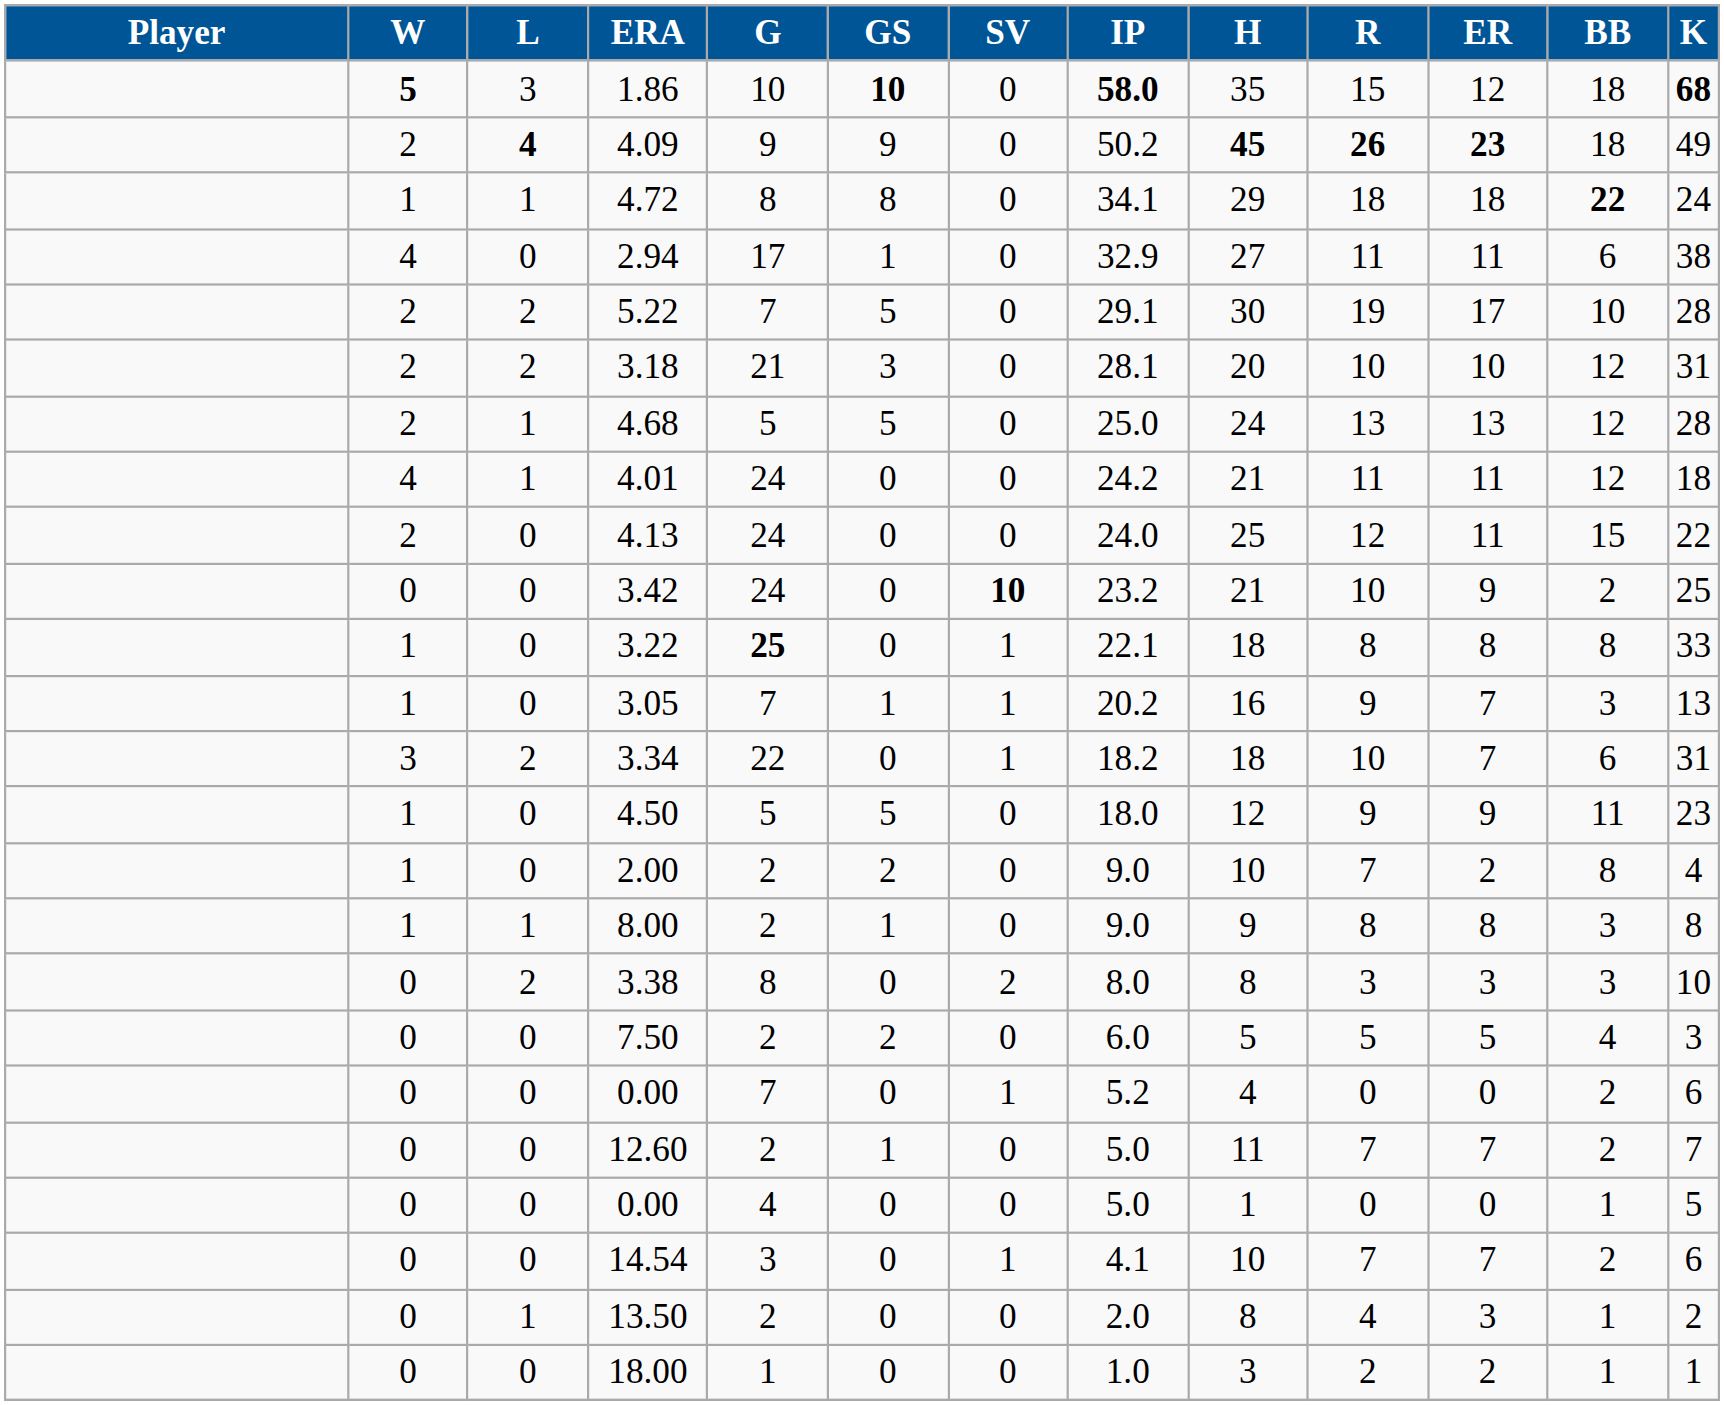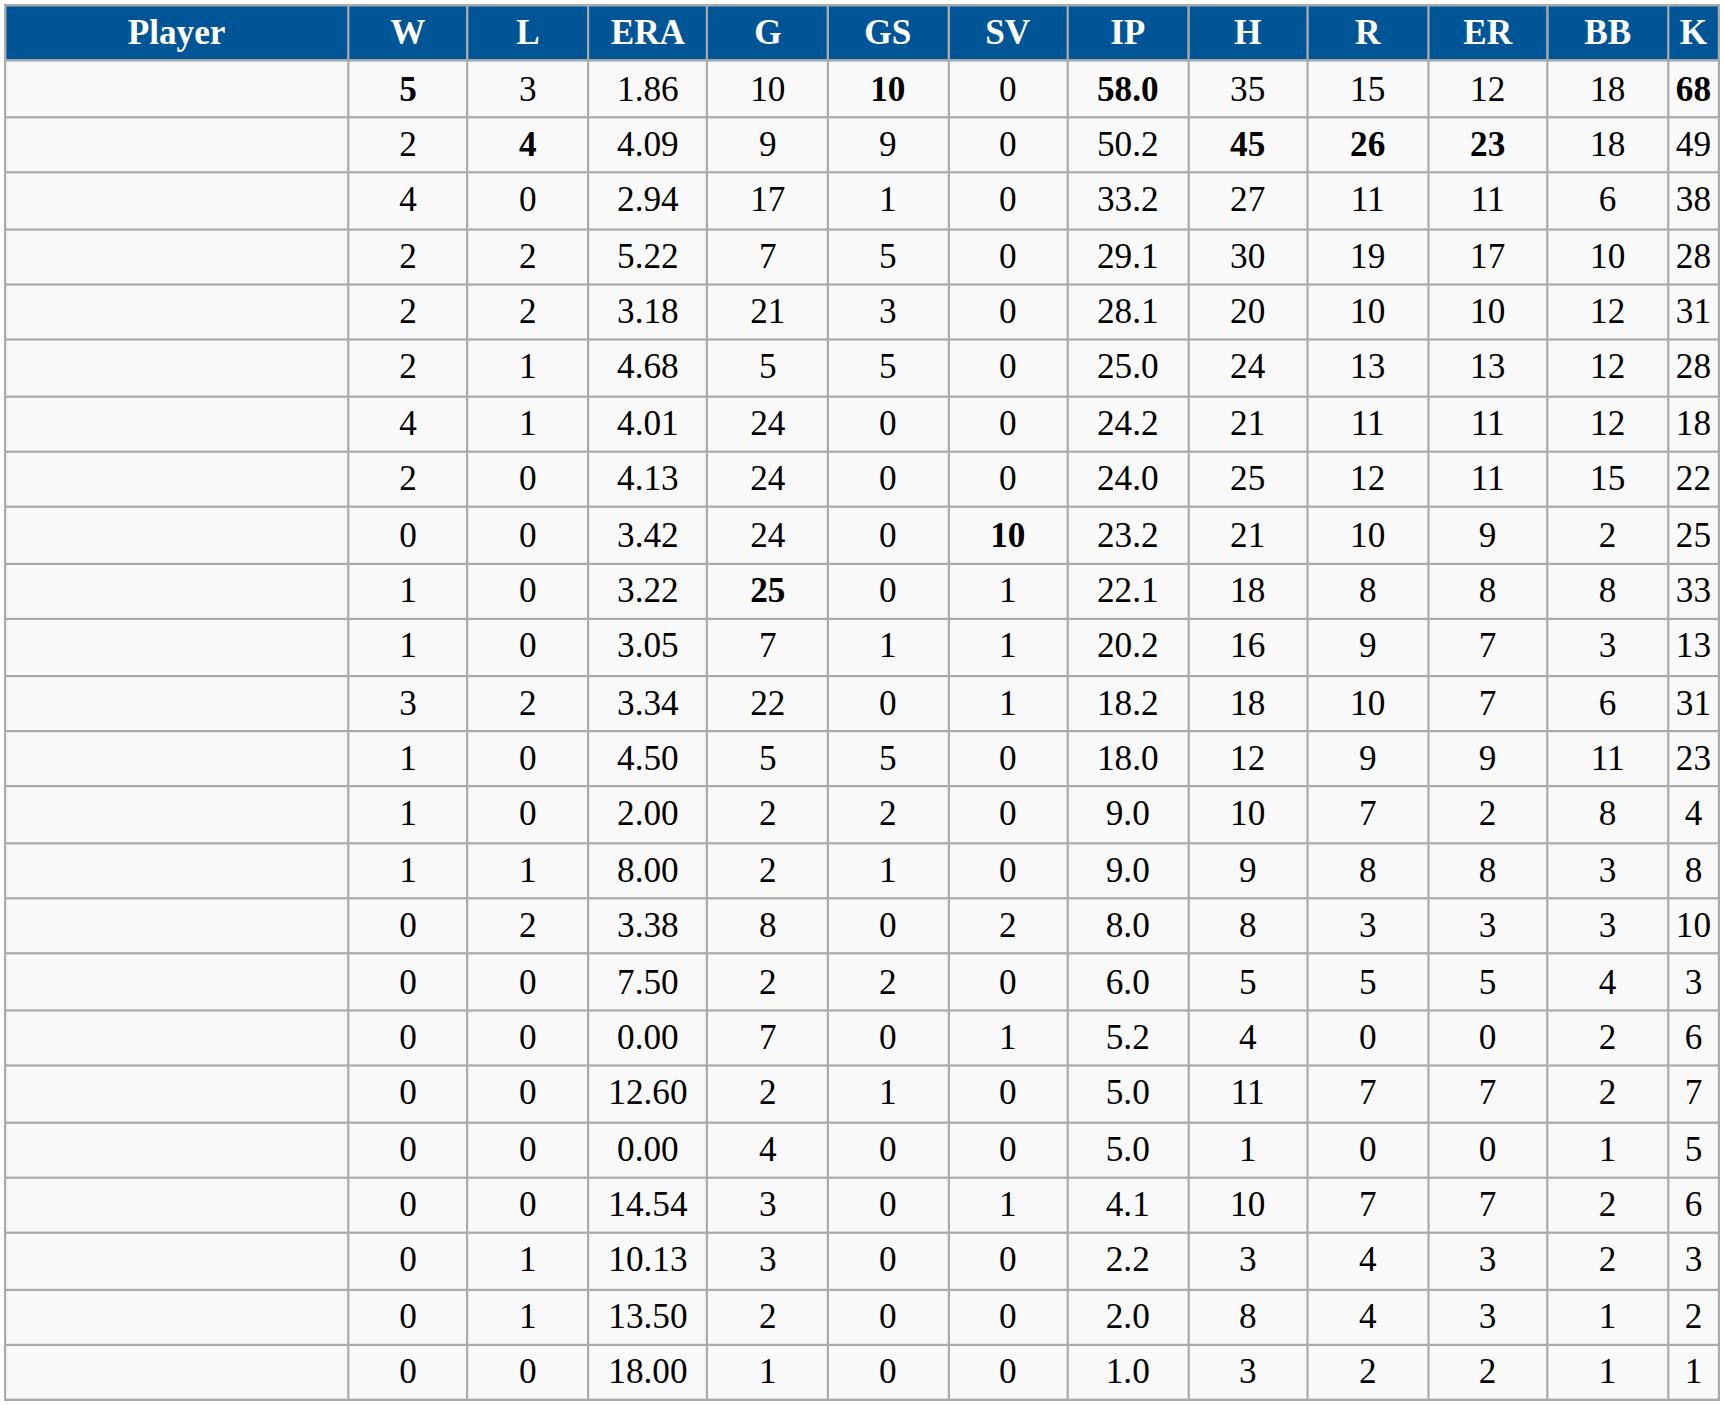- row: (408, 199)
(1128, 255) 32.9 -> (1128, 199) 33.2
+ row: (408, 1260)
